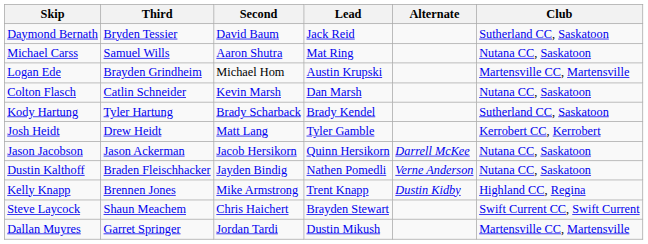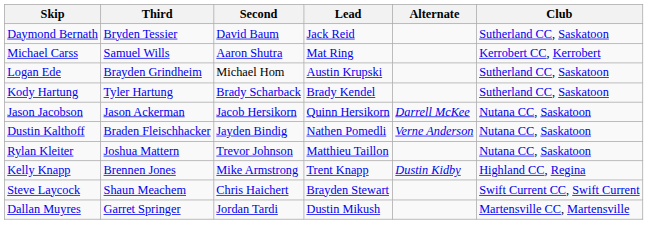(535, 53) Nutana CC, Saskatoon -> (540, 53) Kerrobert CC, Kerrobert
(554, 72) Martensville CC, Martensville -> (544, 72) Sutherland CC, Saskatoon
- row: (42, 92)
- row: (33, 131)
+ row: (40, 151)
